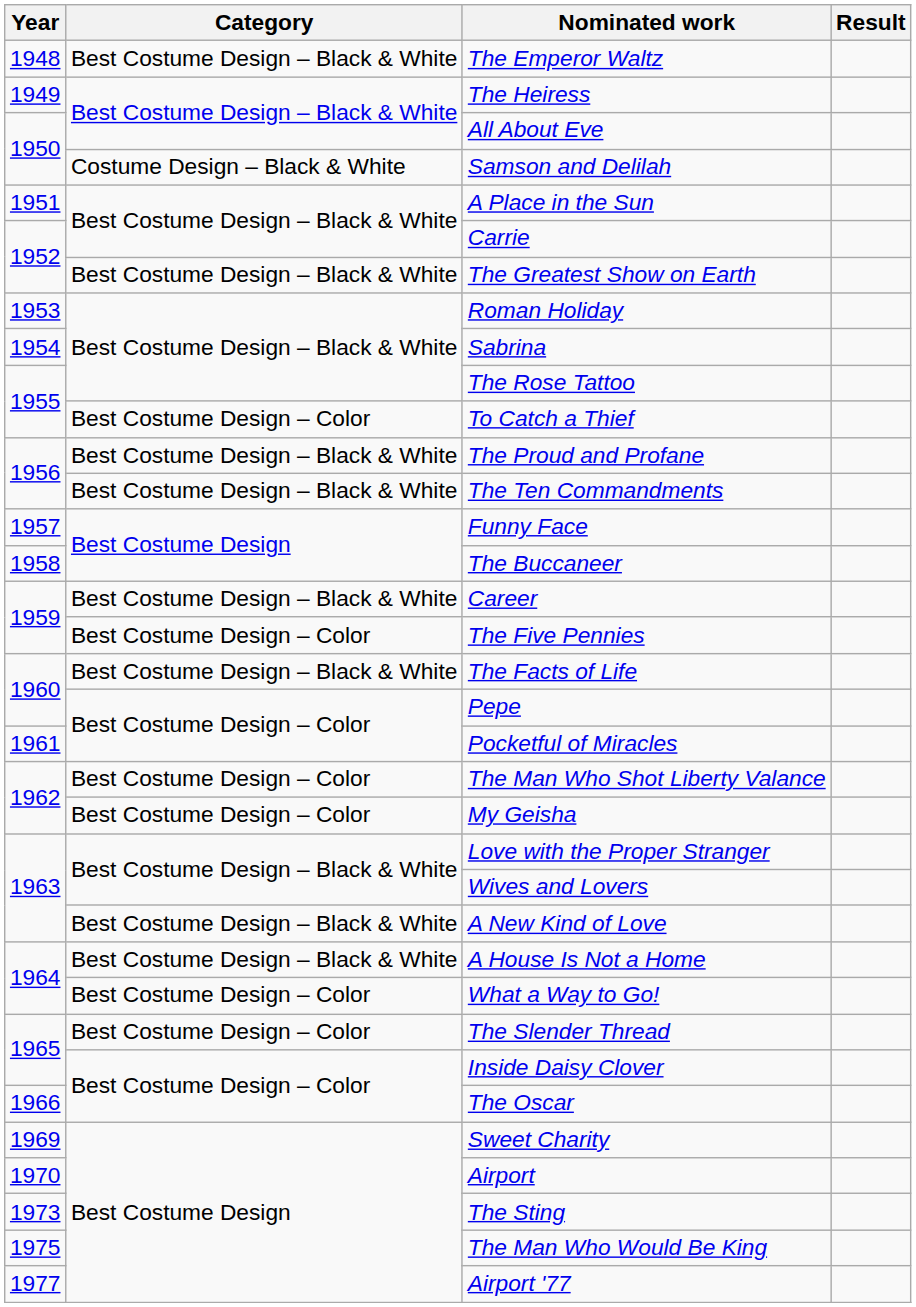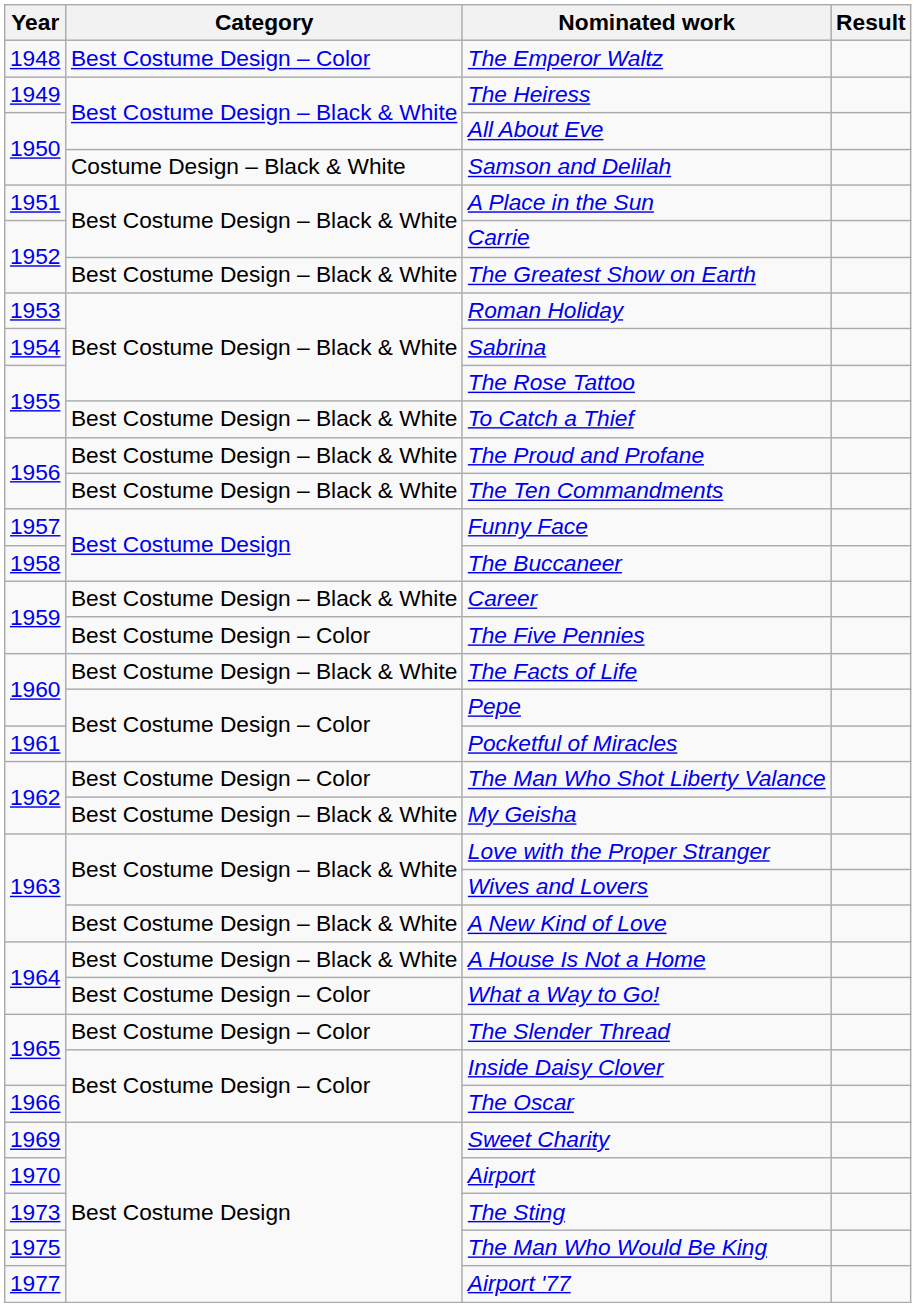(264, 58) Best Costume Design – Black & White -> (221, 58) Best Costume Design – Color
(221, 418) Best Costume Design – Color -> (264, 418) Best Costume Design – Black & White
(221, 815) Best Costume Design – Color -> (264, 815) Best Costume Design – Black & White
